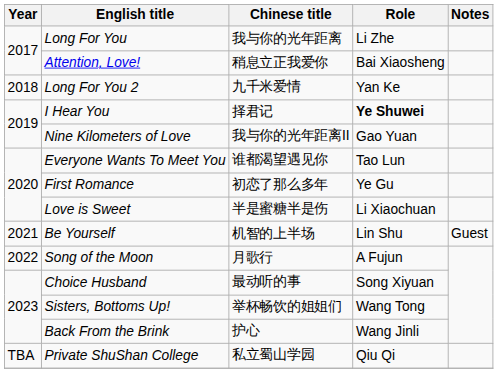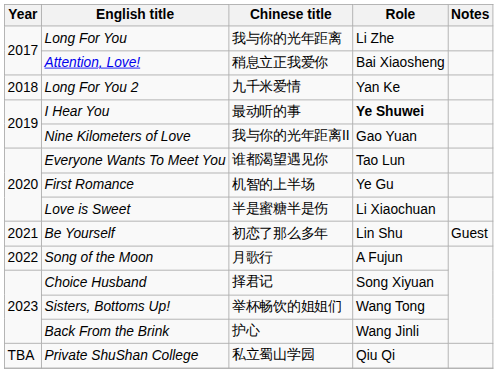(253, 111) 择君记 -> (266, 111) 最动听的事
(280, 184) 初恋了那么多年 -> (273, 184) 机智的上半场
(273, 233) 机智的上半场 -> (280, 233) 初恋了那么多年
(266, 282) 最动听的事 -> (253, 282) 择君记
